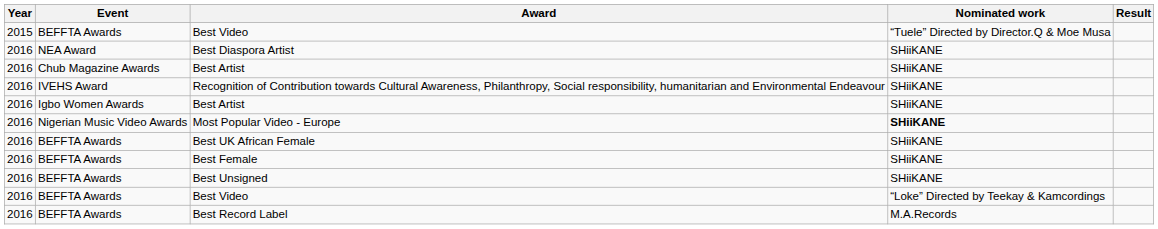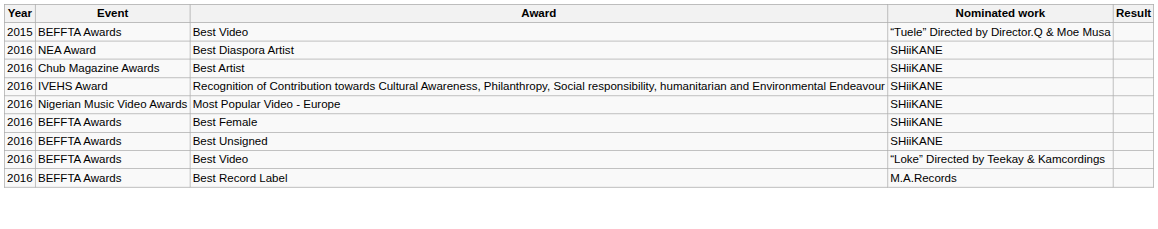- row: (91, 104)
(918, 123) bold -> (916, 104) normal
- row: (80, 141)
